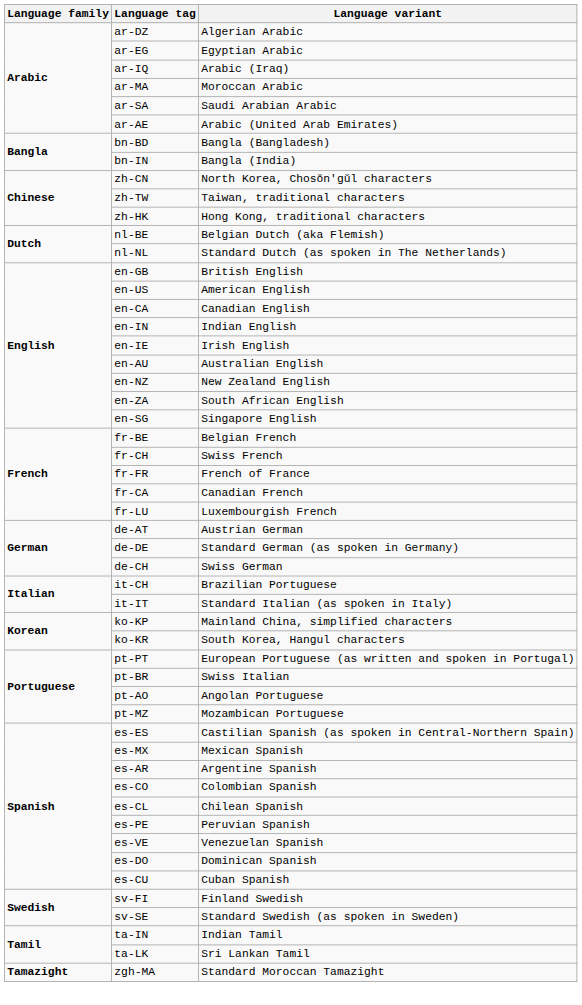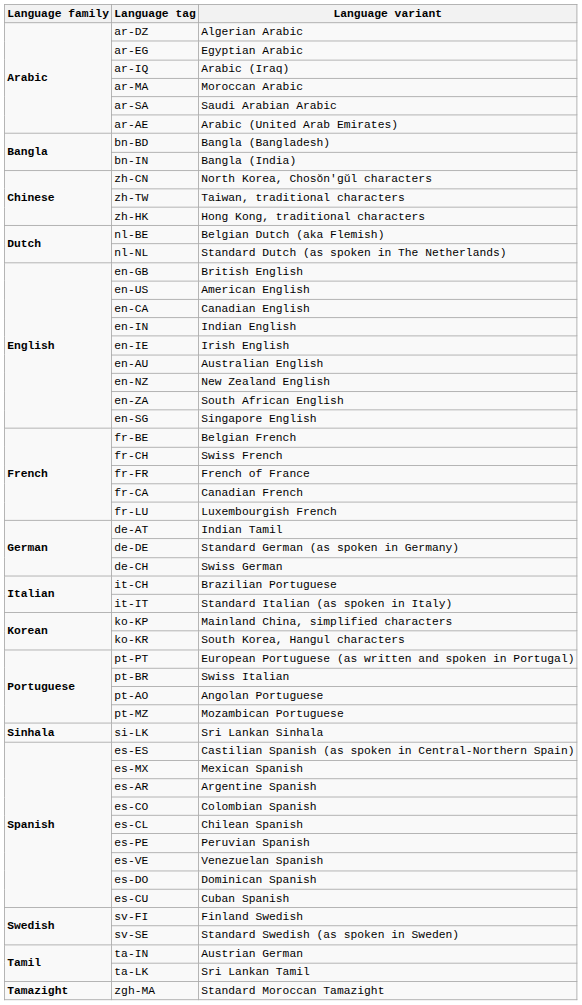(252, 530) Austrian German -> (242, 530) Indian Tamil
+ row: (131, 733)
(242, 935) Indian Tamil -> (252, 954) Austrian German
